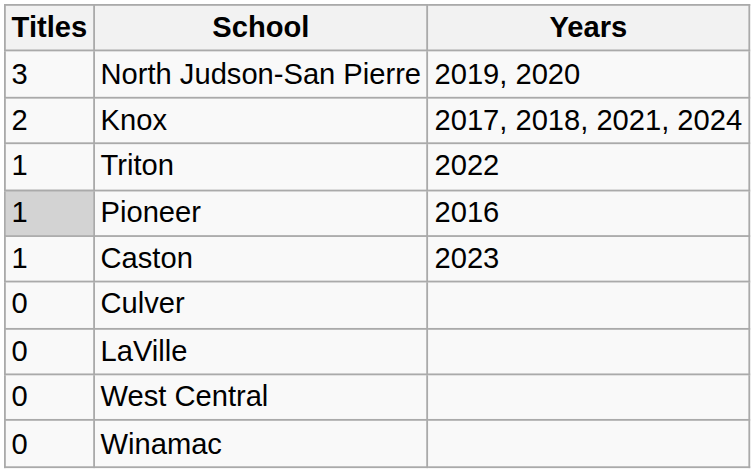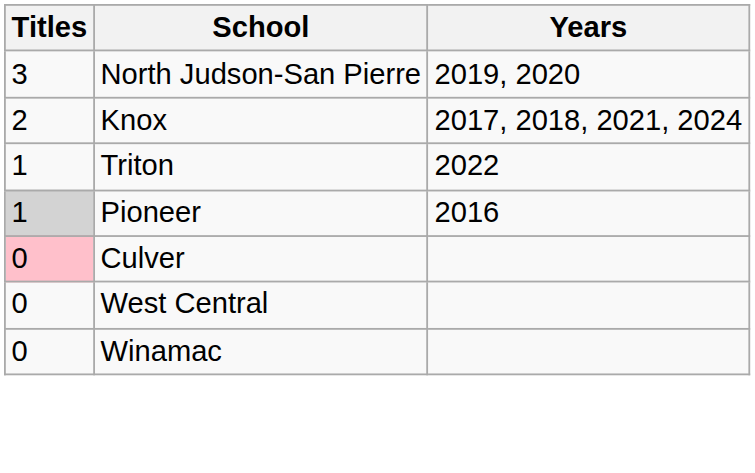- row: (147, 258)
(20, 304) no background -> (20, 258) pink background
- row: (144, 350)
